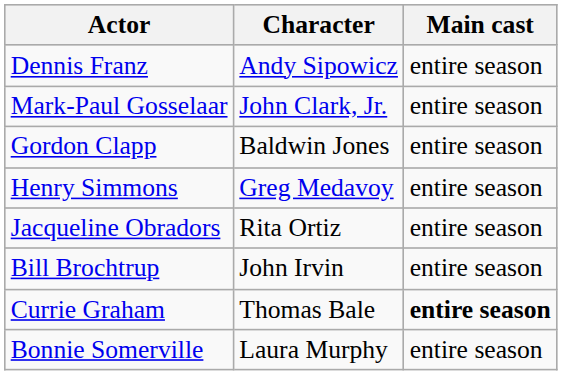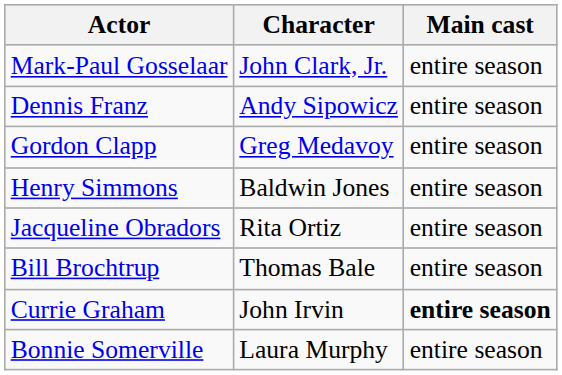rows swapped: (79, 65) <-> (119, 106)
(314, 146) Baldwin Jones -> (316, 146) Greg Medavoy
(316, 187) Greg Medavoy -> (314, 187) Baldwin Jones
(292, 268) John Irvin -> (307, 268) Thomas Bale
(307, 308) Thomas Bale -> (292, 308) John Irvin
